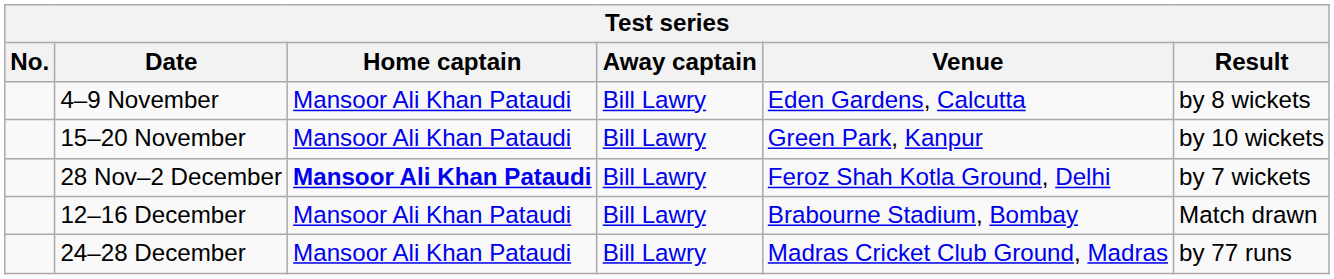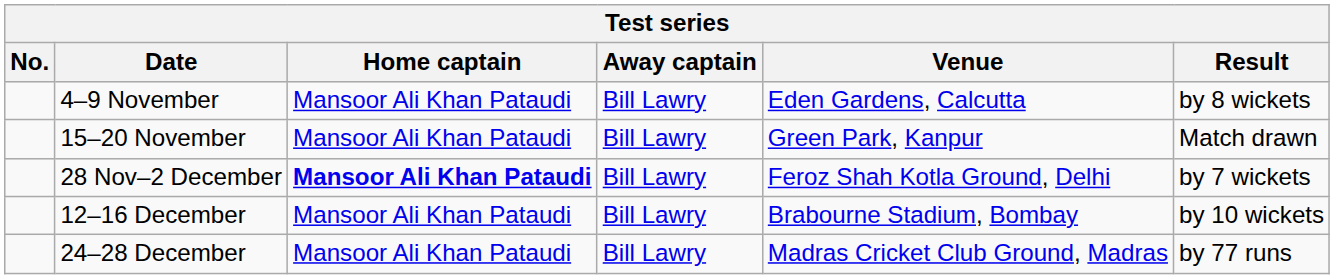(1252, 138) by 10 wickets -> (1248, 138) Match drawn
(1248, 215) Match drawn -> (1252, 215) by 10 wickets
